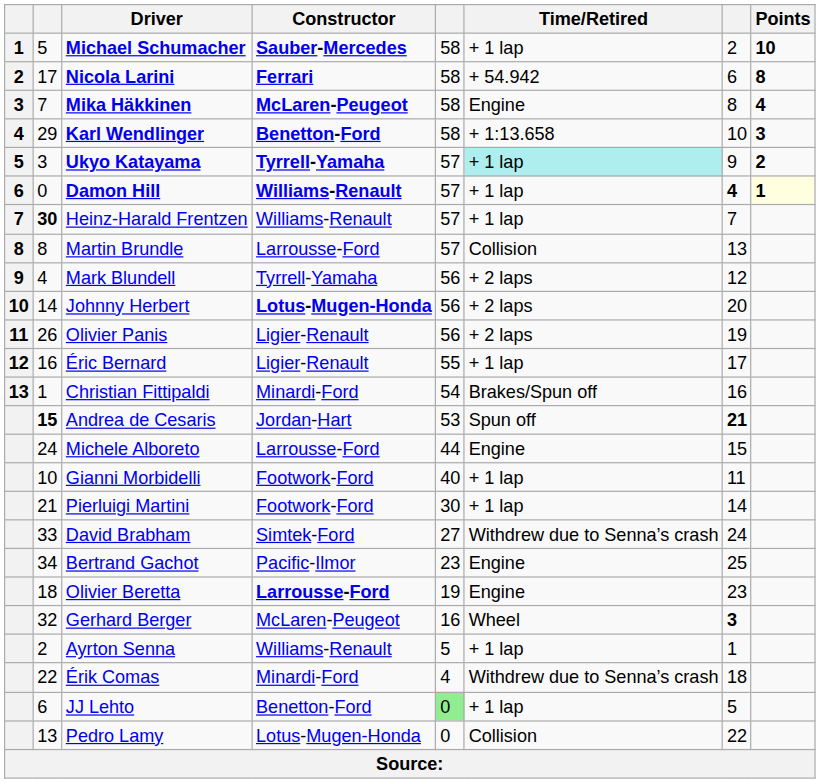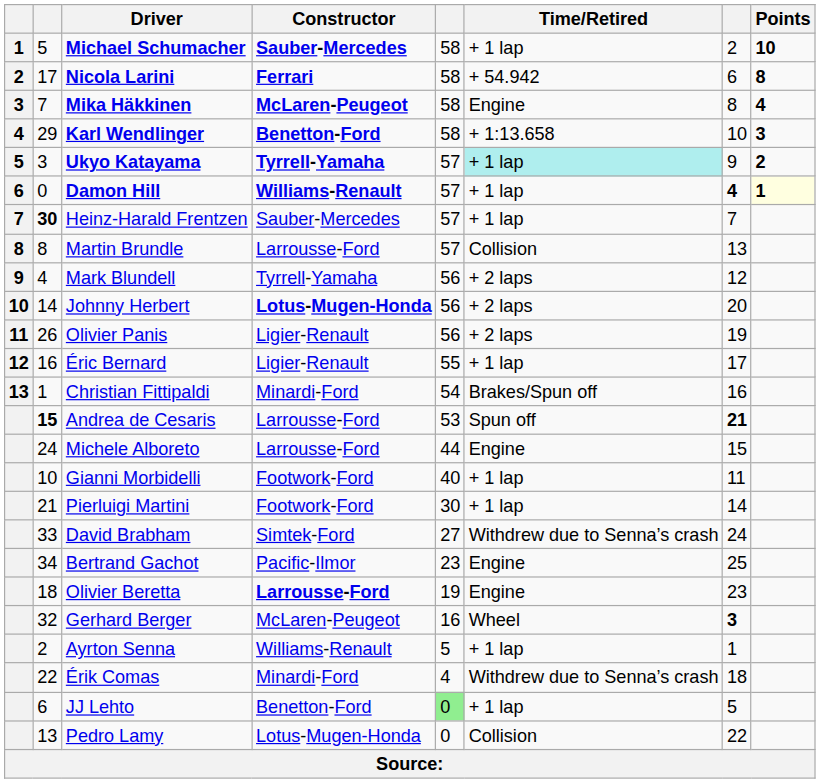(324, 220) Williams-Renault -> (328, 220) Sauber-Mercedes
(304, 420) Jordan-Hart -> (318, 420) Larrousse-Ford
